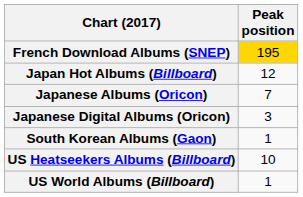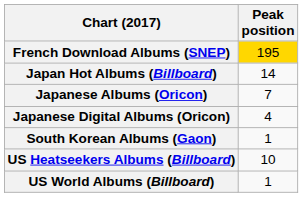(268, 73) 12 -> (268, 73) 14
(268, 116) 3 -> (268, 116) 4
